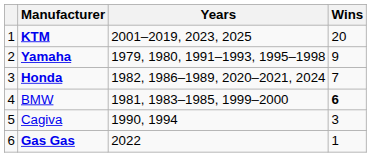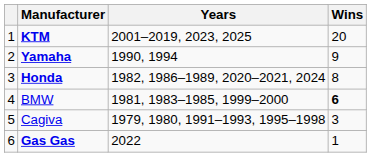(218, 57) 1979, 1980, 1991–1993, 1995–1998 -> (144, 57) 1990, 1994
(335, 78) 7 -> (335, 78) 8
(144, 120) 1990, 1994 -> (218, 120) 1979, 1980, 1991–1993, 1995–1998
